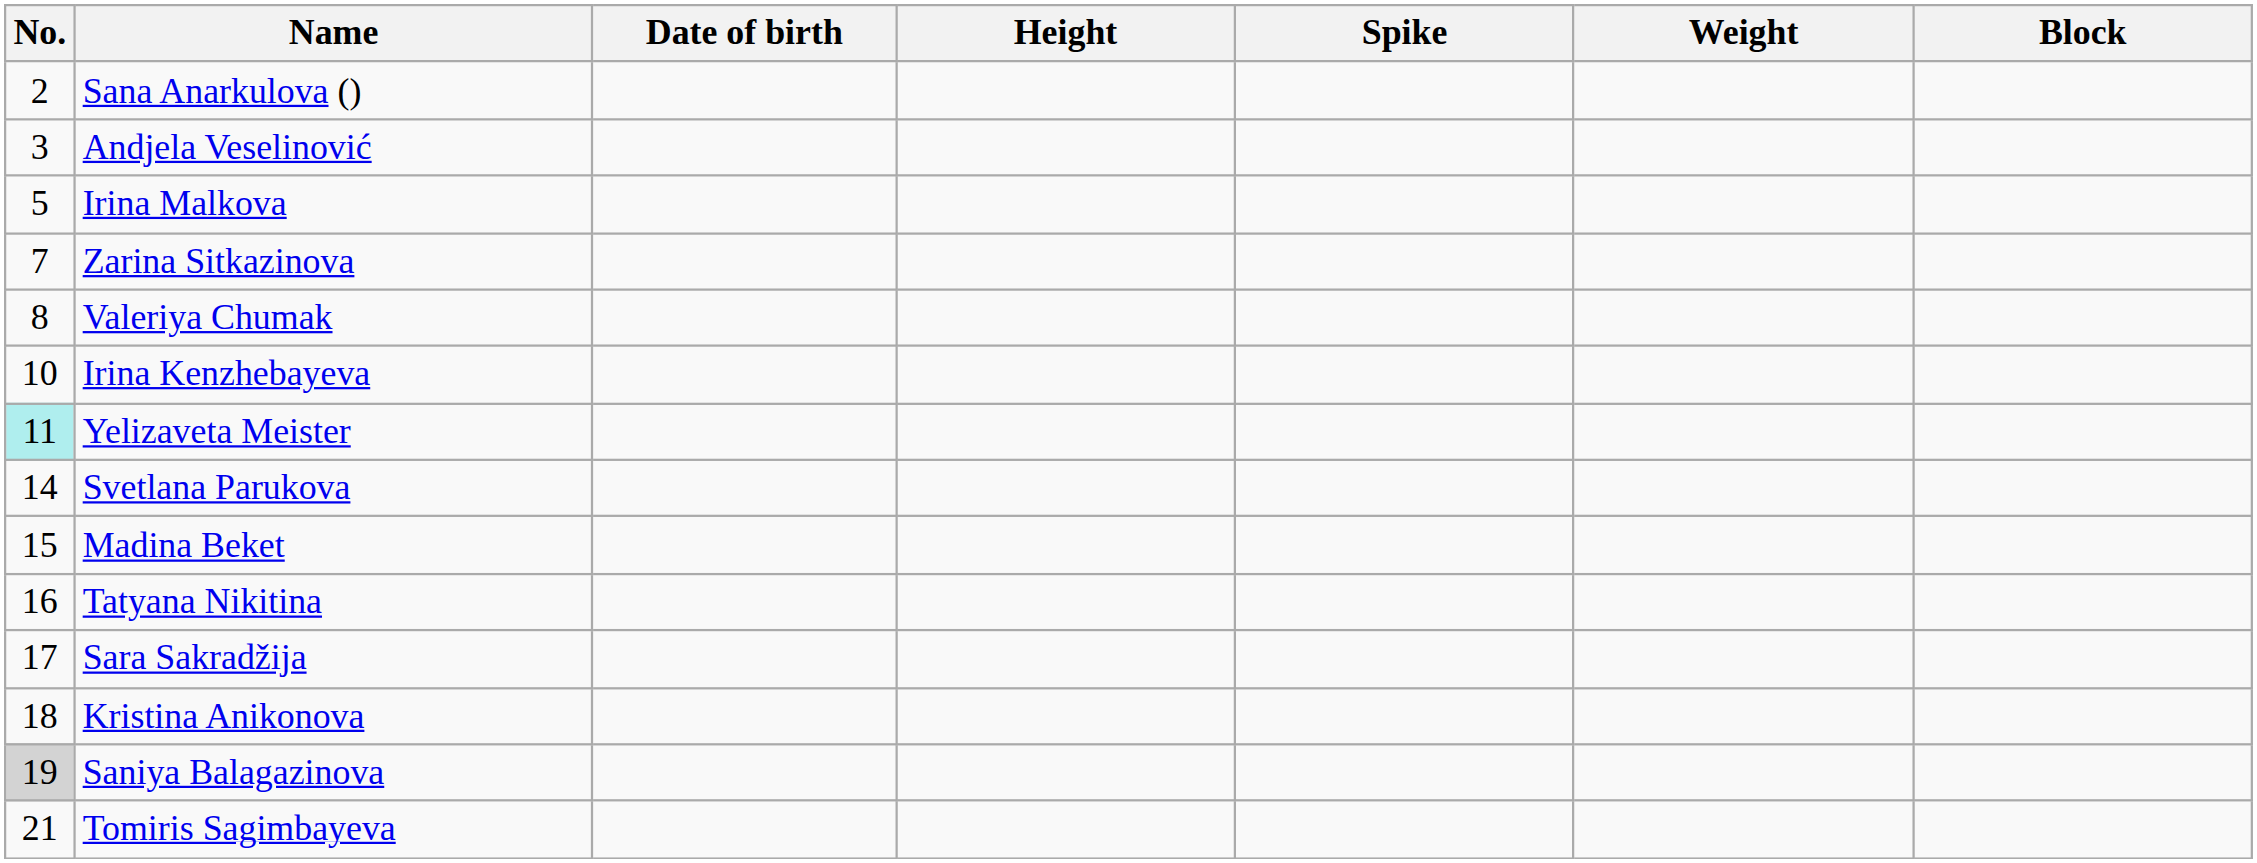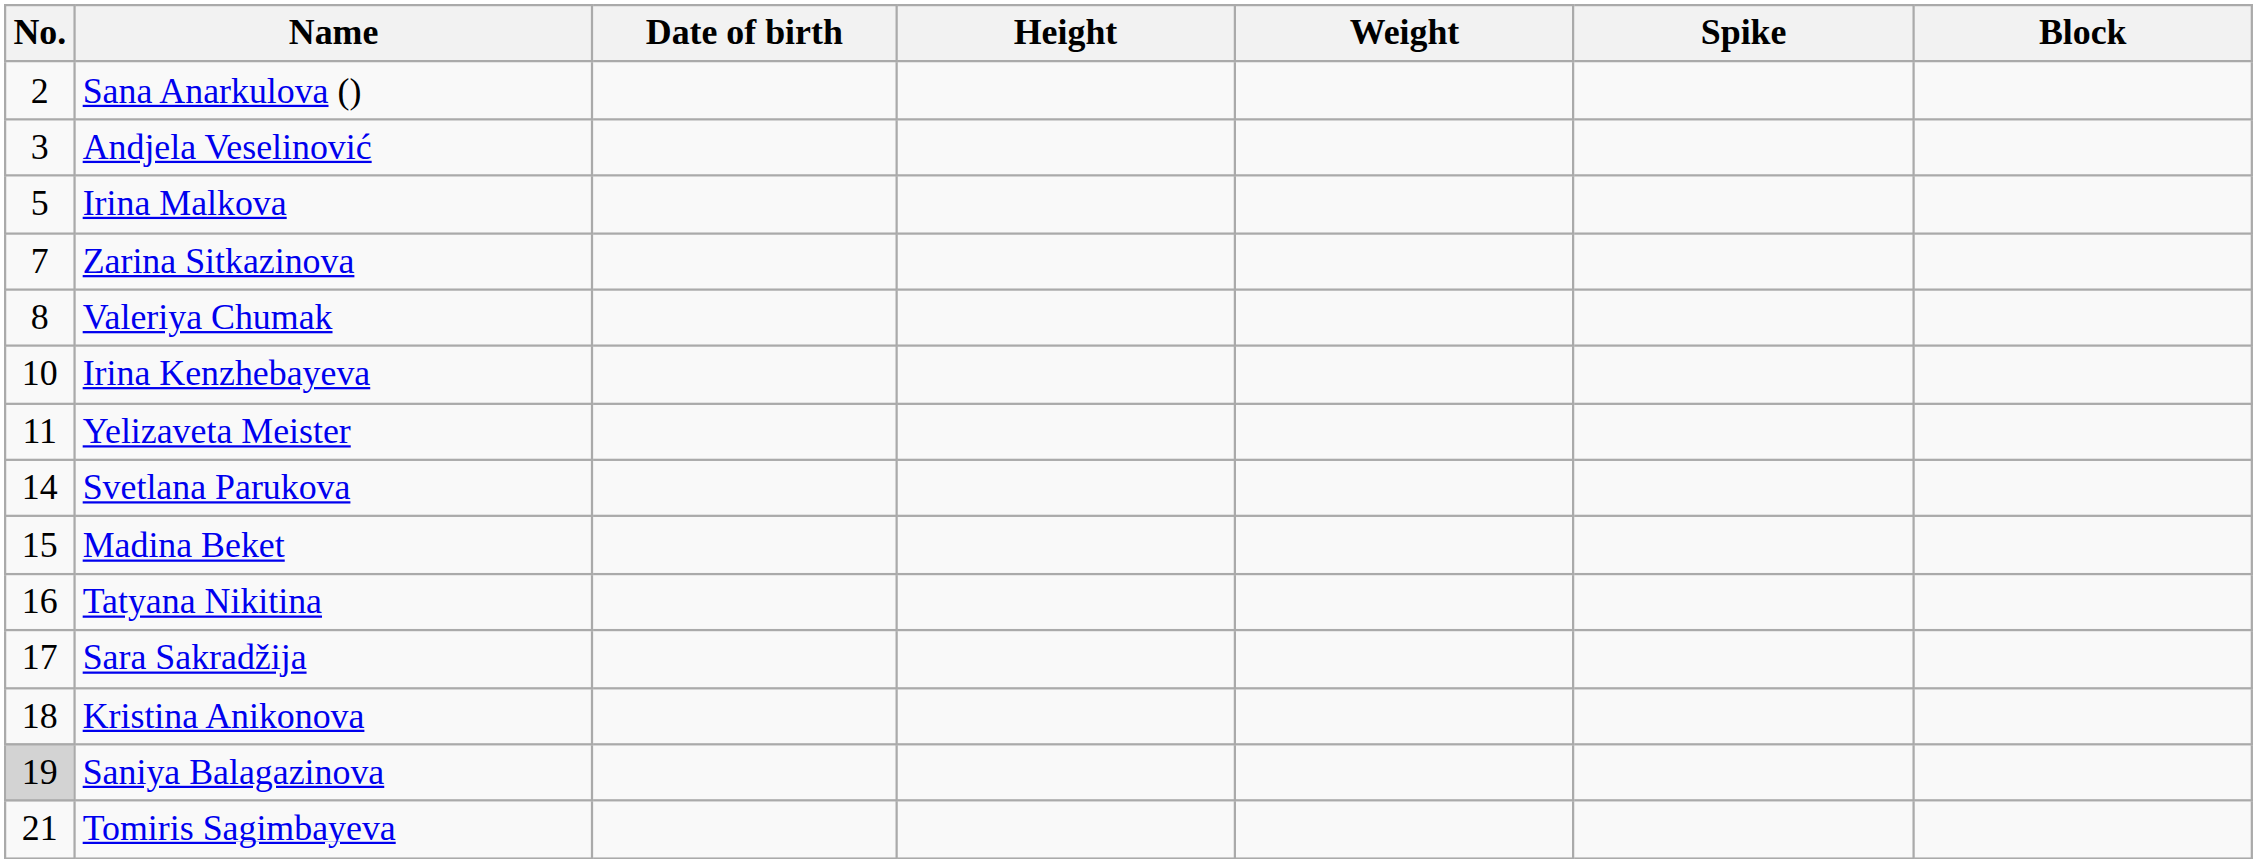columns swapped: (1744, 32) <-> (1405, 32)
(40, 430) paleturquoise background -> (40, 430) no background
